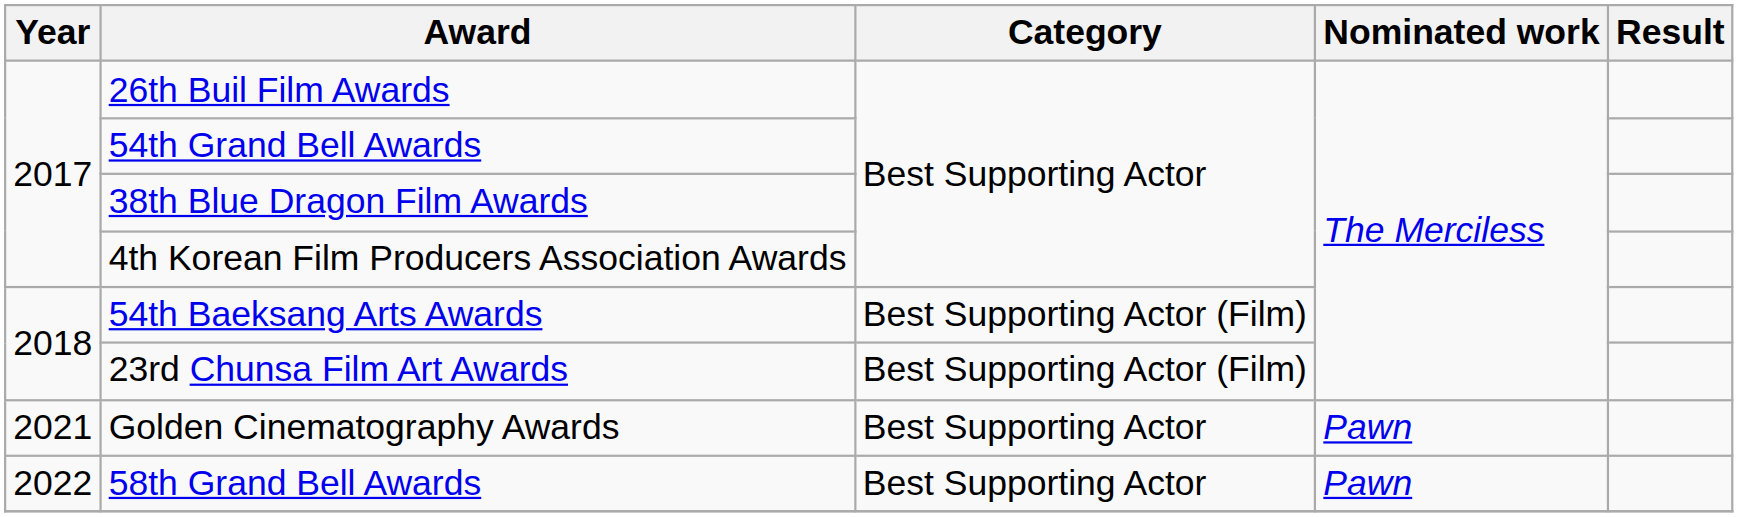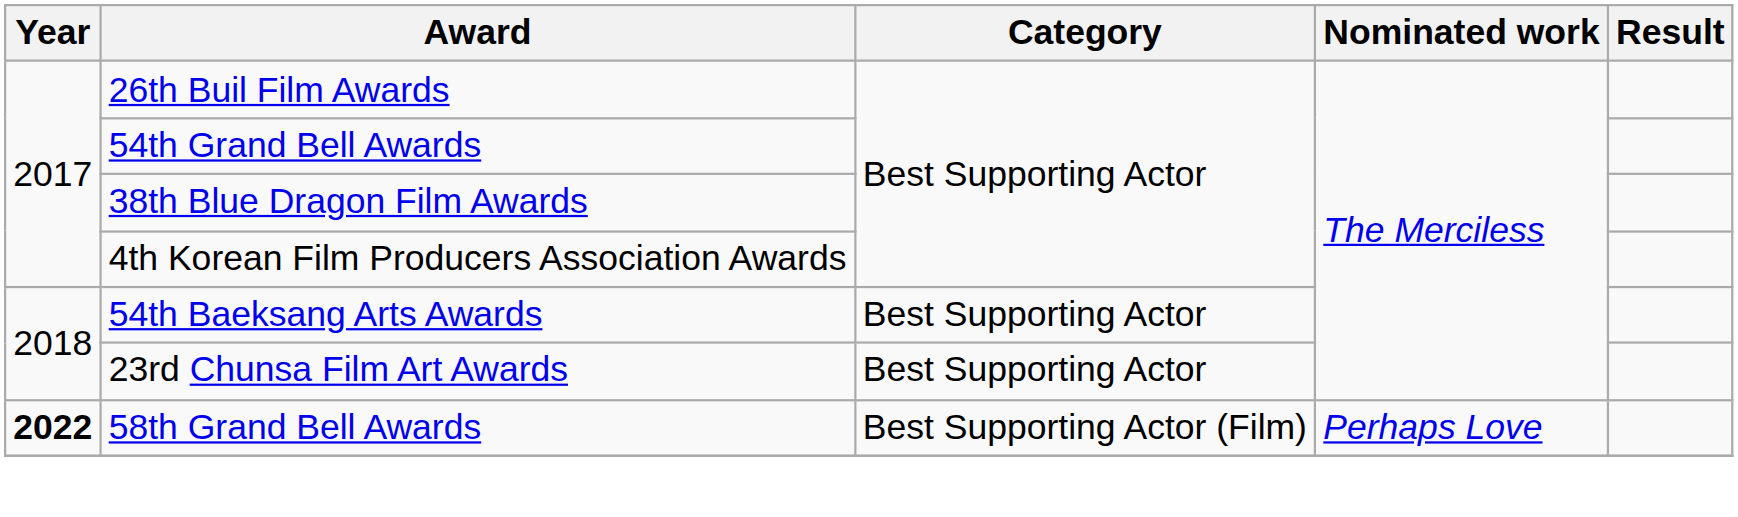(1085, 314) Best Supporting Actor (Film) -> (1035, 314) Best Supporting Actor
(1085, 370) Best Supporting Actor (Film) -> (1035, 370) Best Supporting Actor
- row: (364, 426)
(53, 483) normal -> (53, 426) bold
(1035, 483) Best Supporting Actor -> (1085, 426) Best Supporting Actor (Film)
(1368, 483) Pawn -> (1433, 426) Perhaps Love
